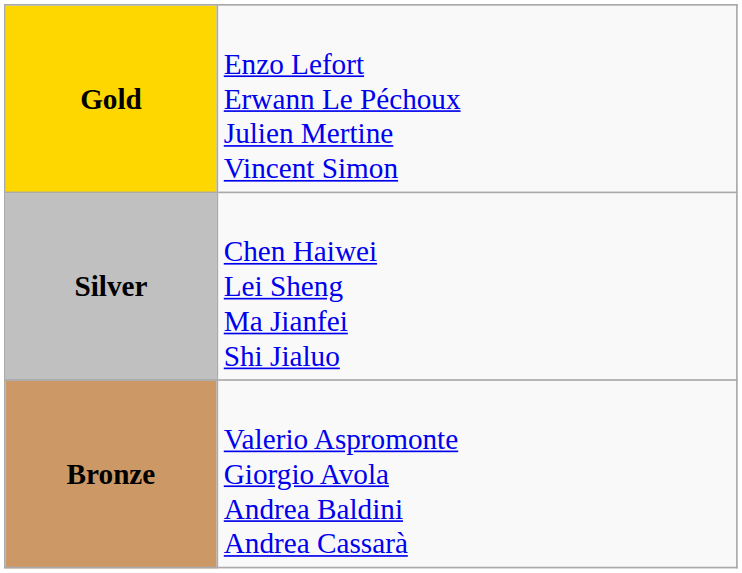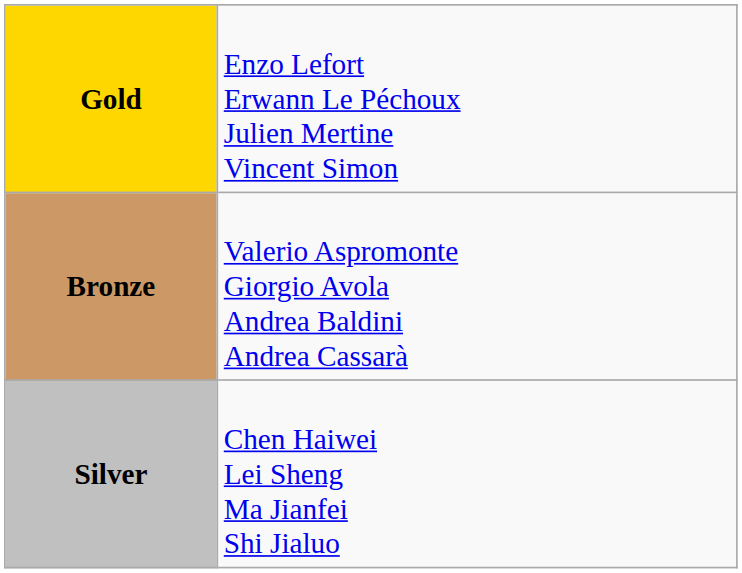rows swapped: (111, 285) <-> (111, 473)
